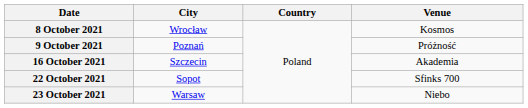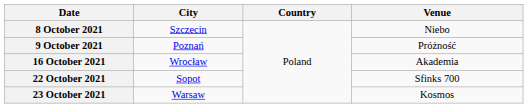(188, 29) Wrocław -> (188, 29) Szczecin
(437, 29) Kosmos -> (437, 29) Niebo
(188, 62) Szczecin -> (188, 62) Wrocław
(437, 95) Niebo -> (437, 95) Kosmos
